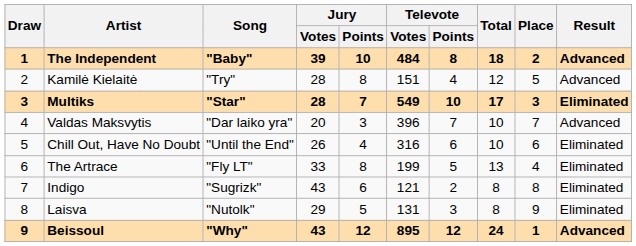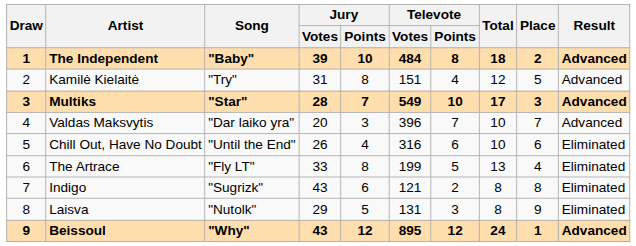(318, 79) 28 -> (320, 79) 31
(594, 101) Eliminated -> (594, 101) Advanced
